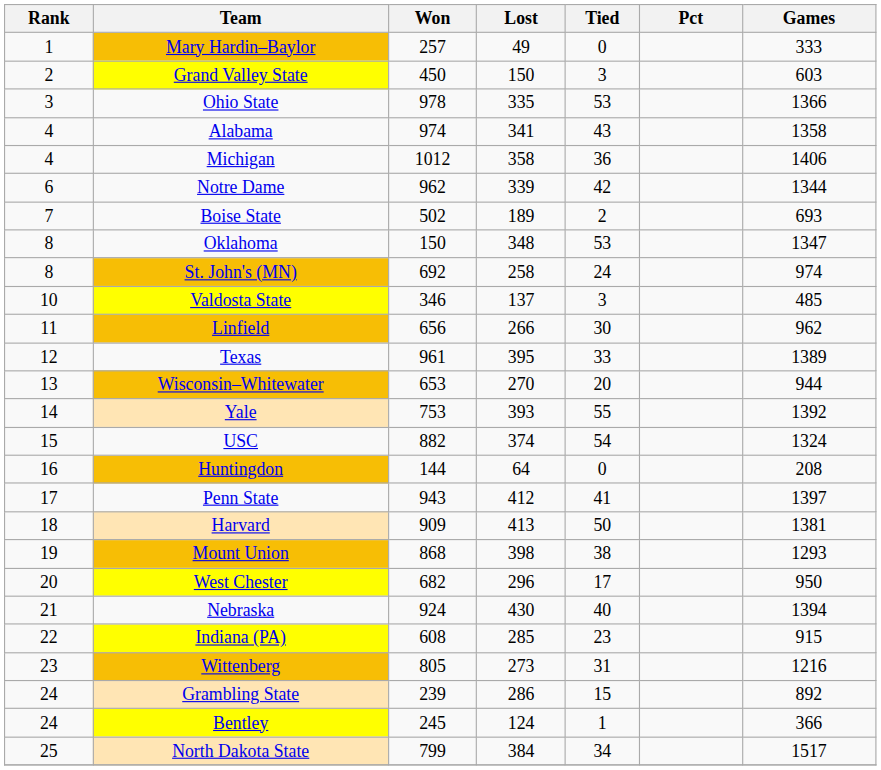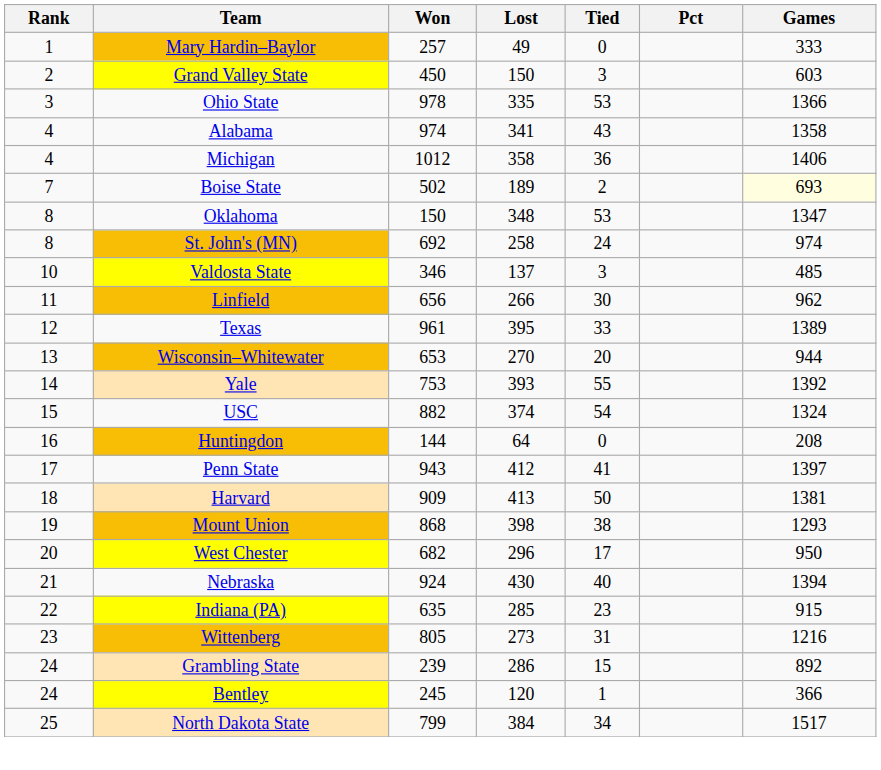- row: (241, 187)
(809, 215) no background -> (809, 187) lightyellow background
(433, 638) 608 -> (433, 610) 635
(521, 722) 124 -> (521, 694) 120
